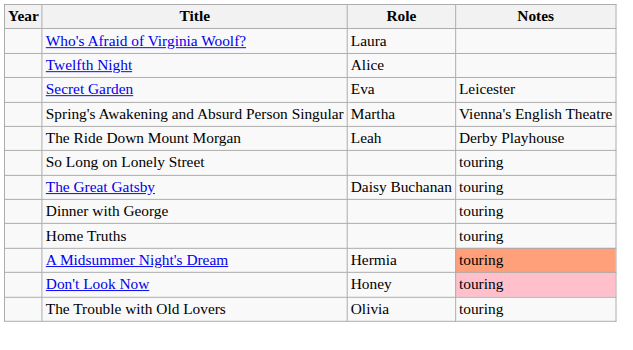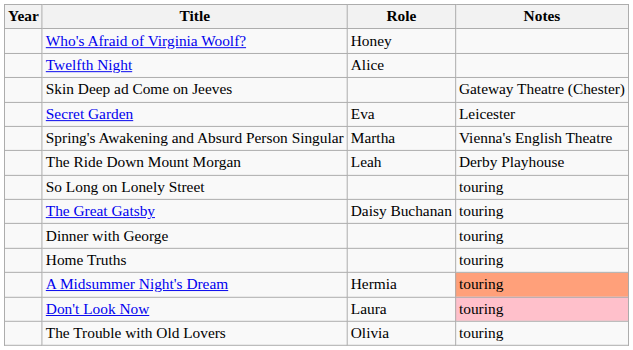(369, 41) Laura -> (371, 41) Honey
+ row: (139, 89)
(371, 284) Honey -> (369, 308) Laura
